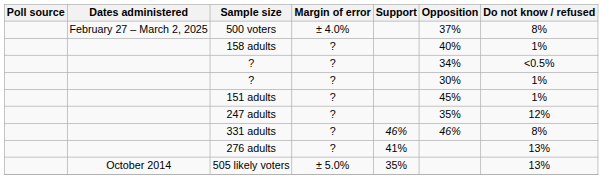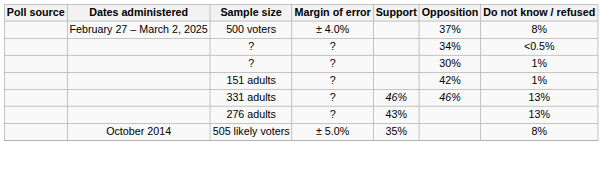- row: (139, 47)
(450, 98) 45% -> (450, 81) 42%
- row: (139, 115)
(539, 132) 8% -> (539, 98) 13%
(396, 149) 41% -> (396, 115) 43%
(539, 166) 13% -> (539, 132) 8%
